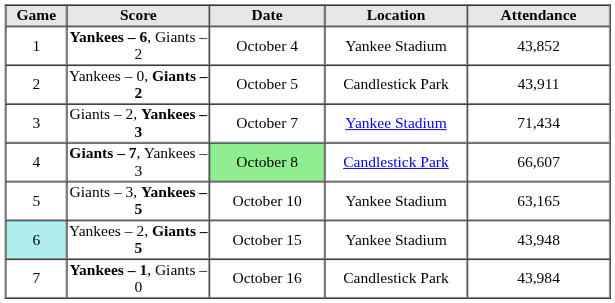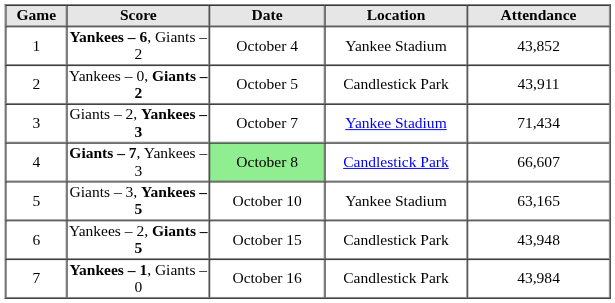(36, 239) paleturquoise background -> (36, 239) no background
(396, 239) Yankee Stadium -> (396, 239) Candlestick Park
